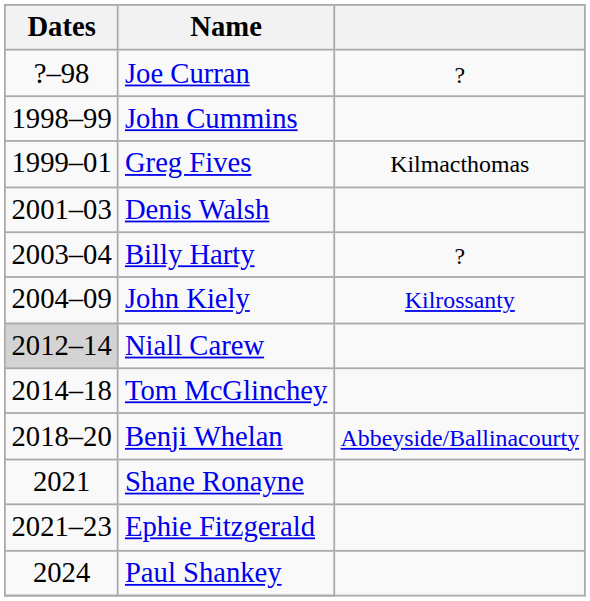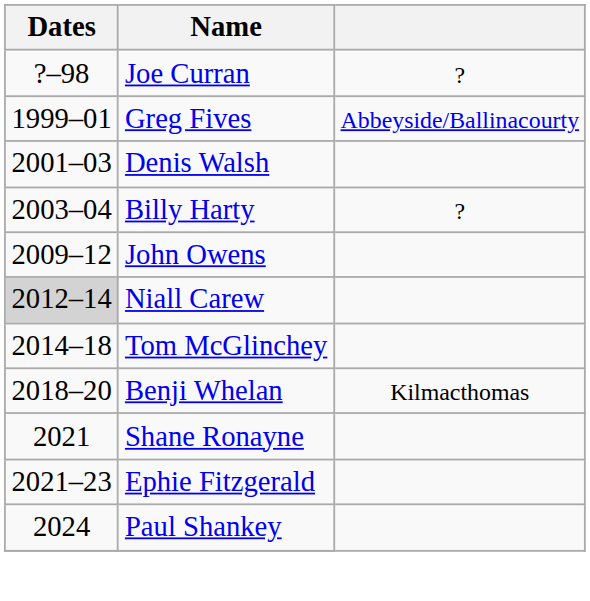- row: (211, 118)
(460, 165) Kilmacthomas -> (460, 119) Abbeyside/Ballinacourty
- row: (187, 299)
+ row: (195, 254)
(460, 437) Abbeyside/Ballinacourty -> (460, 392) Kilmacthomas
